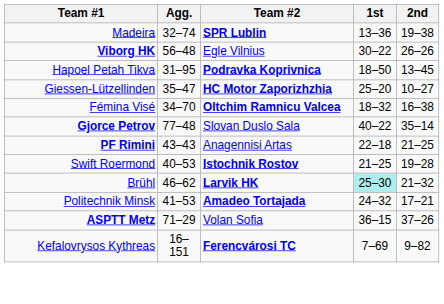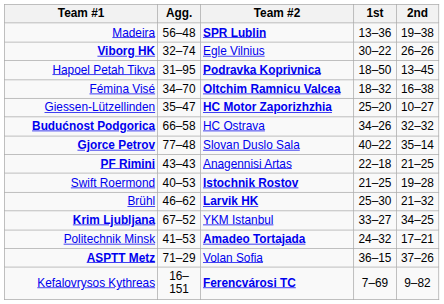(179, 32) 32–74 -> (179, 32) 56–48
(179, 51) 56–48 -> (179, 51) 32–74
rows swapped: (100, 88) <-> (122, 107)
+ row: (94, 126)
(375, 182) paleturquoise background -> (375, 201) no background
+ row: (114, 220)
